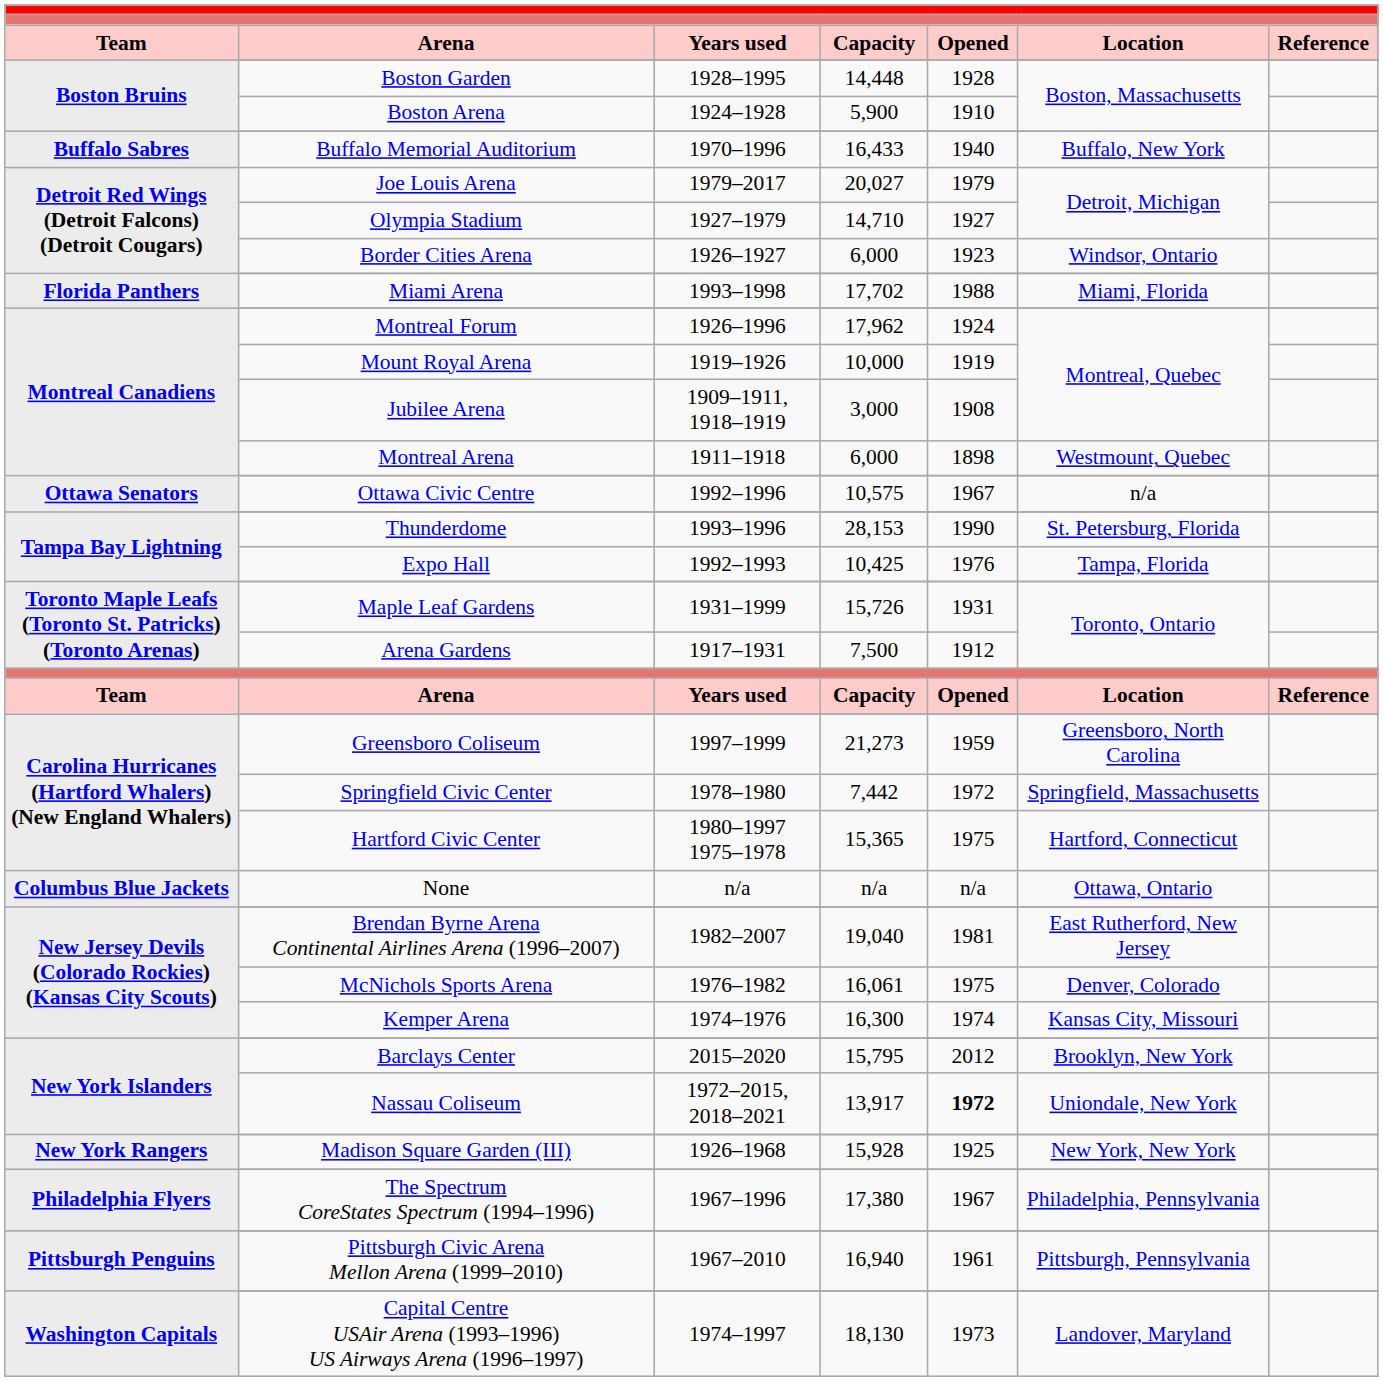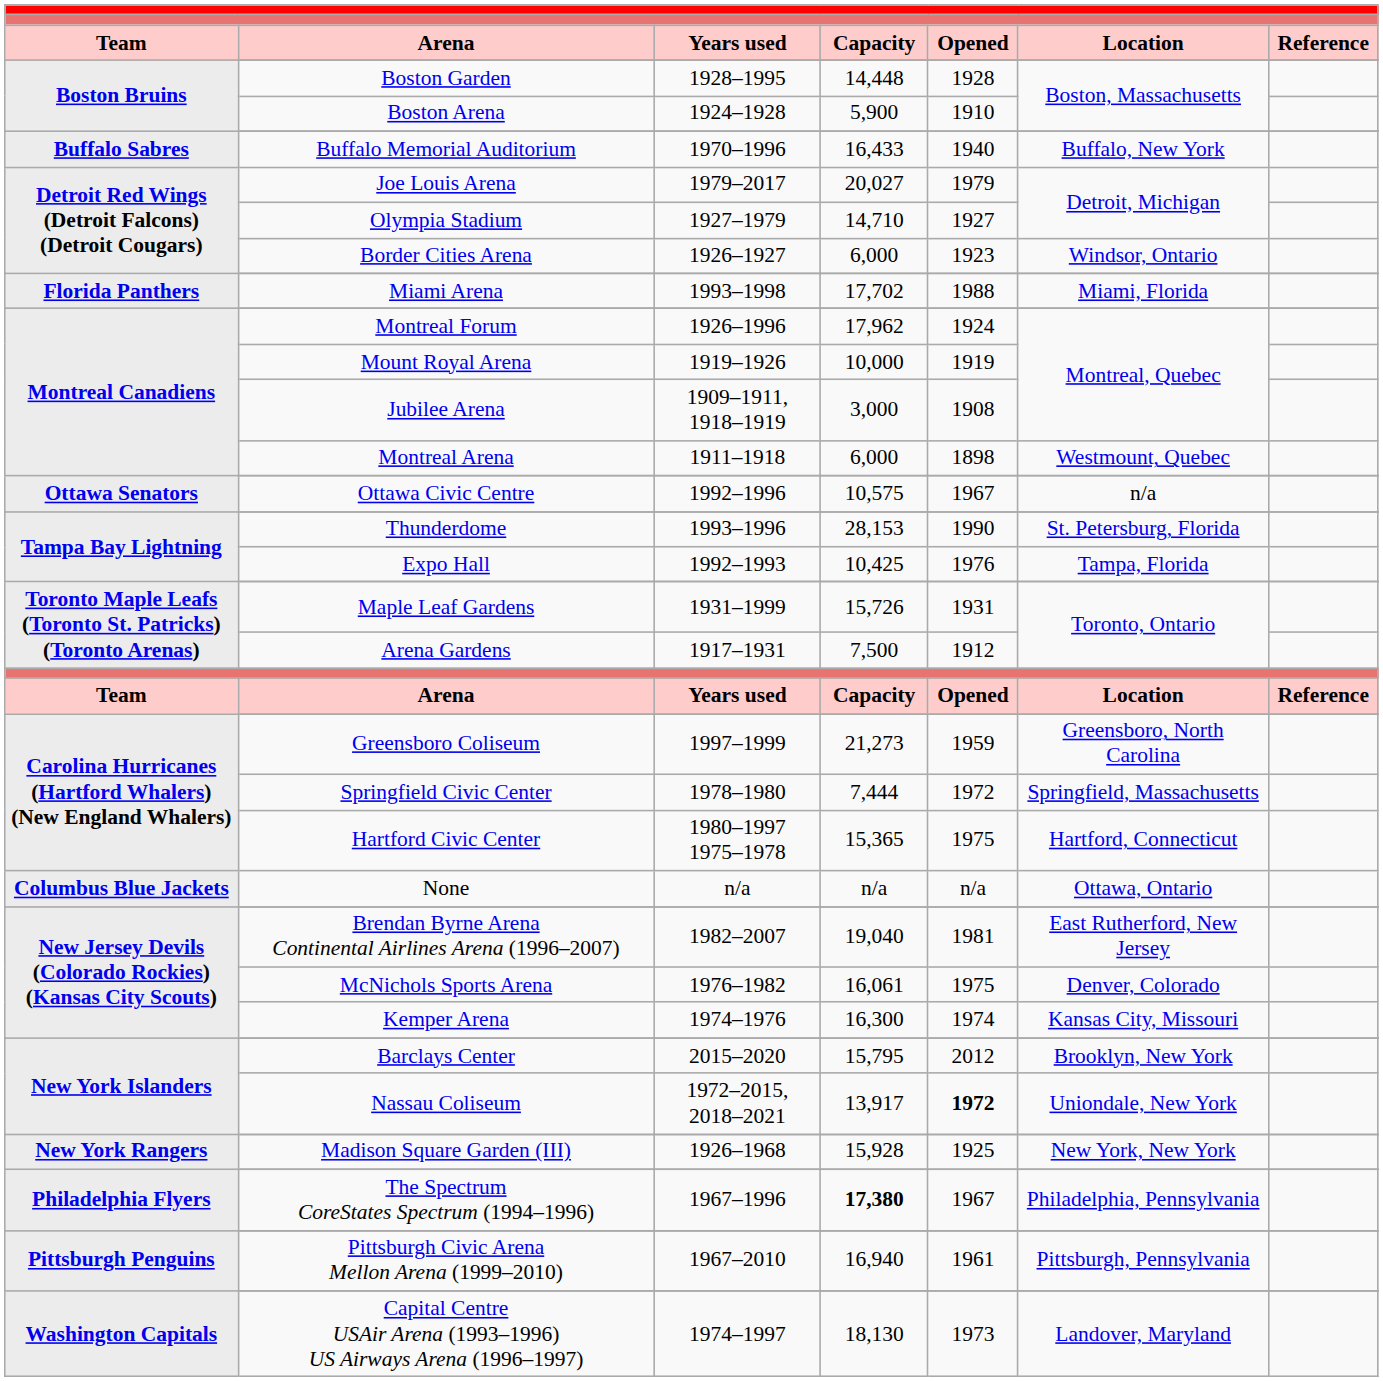(874, 791) 7,442 -> (874, 791) 7,444
(874, 1199) normal -> (874, 1199) bold
